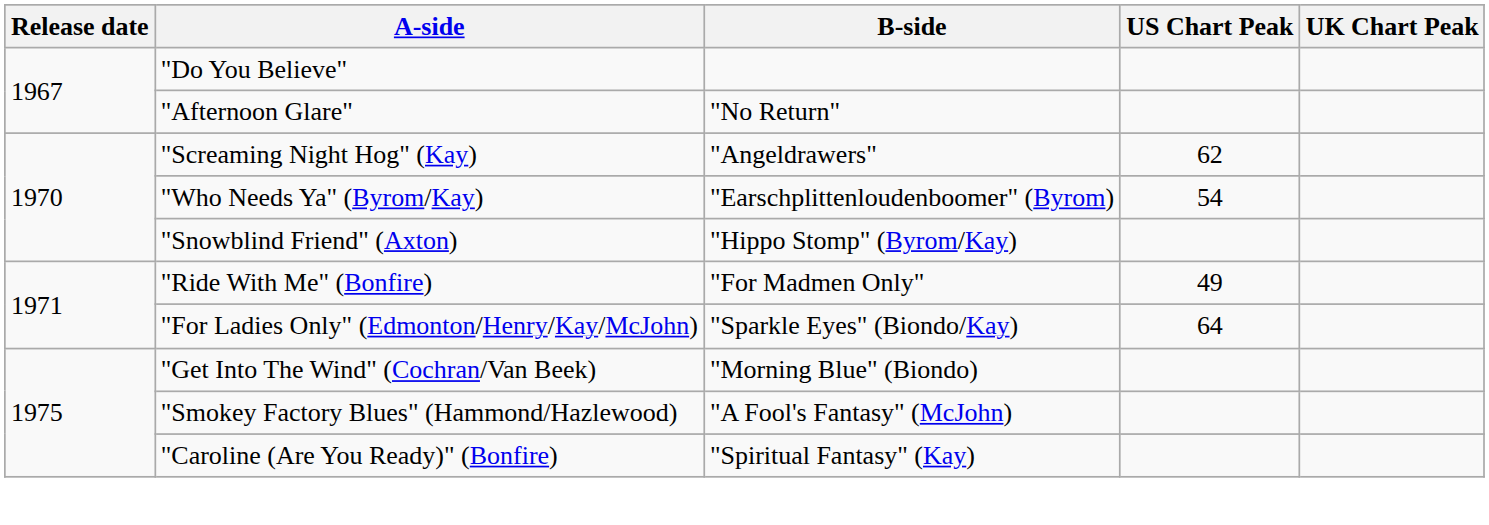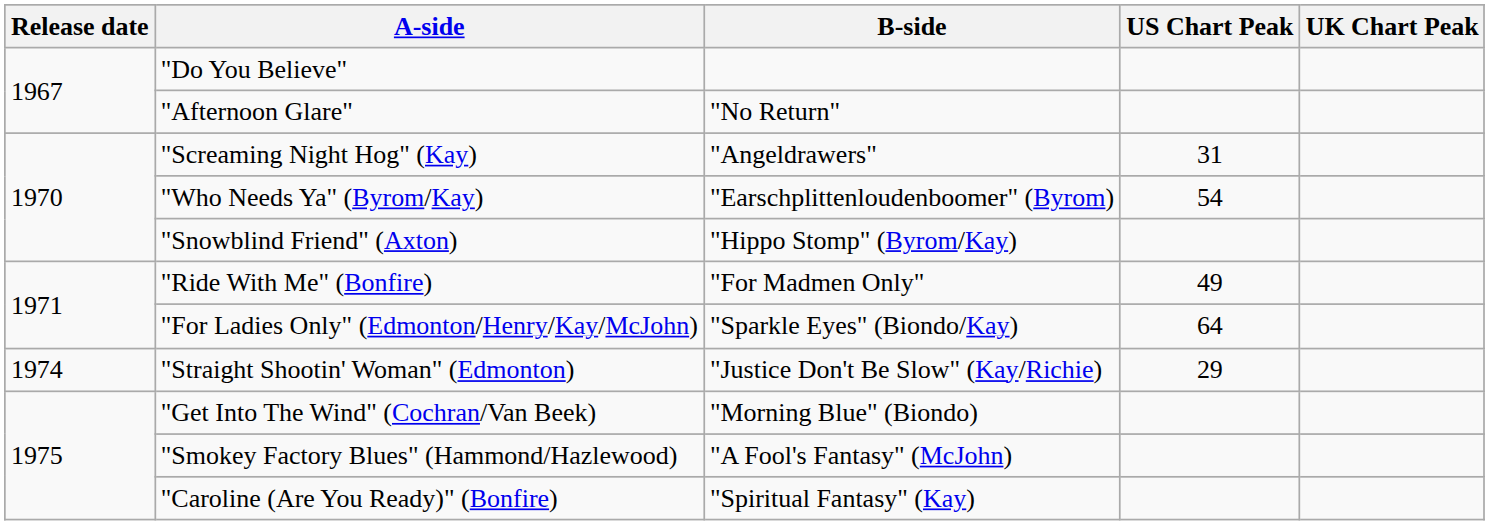(1210, 154) 62 -> (1210, 154) 31
+ row: (368, 368)
